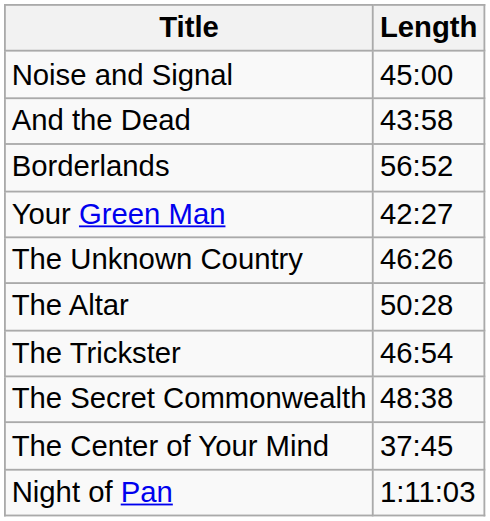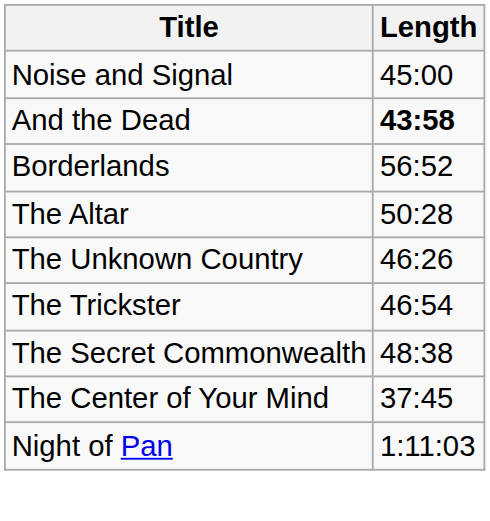(417, 120) normal -> (417, 120) bold
- row: (119, 213)
rows swapped: (157, 259) <-> (70, 306)
